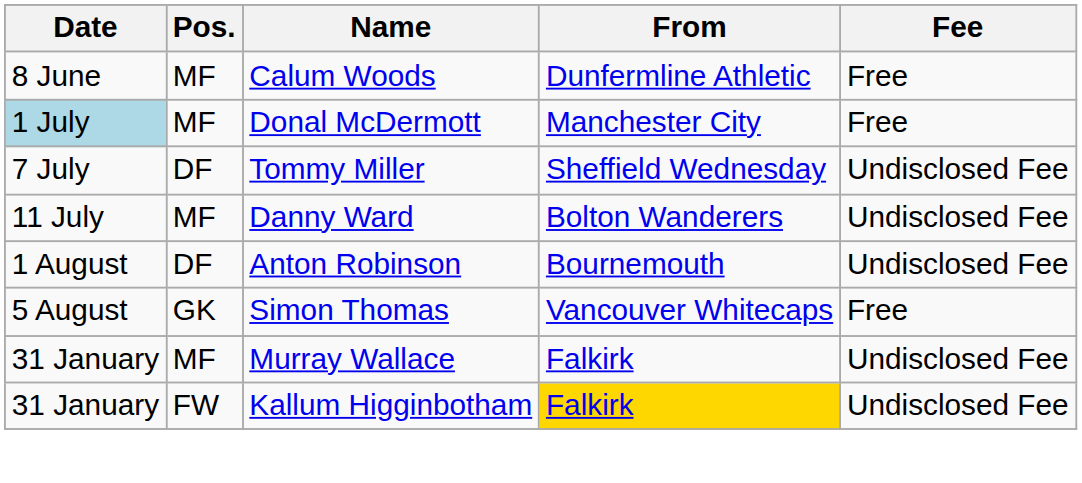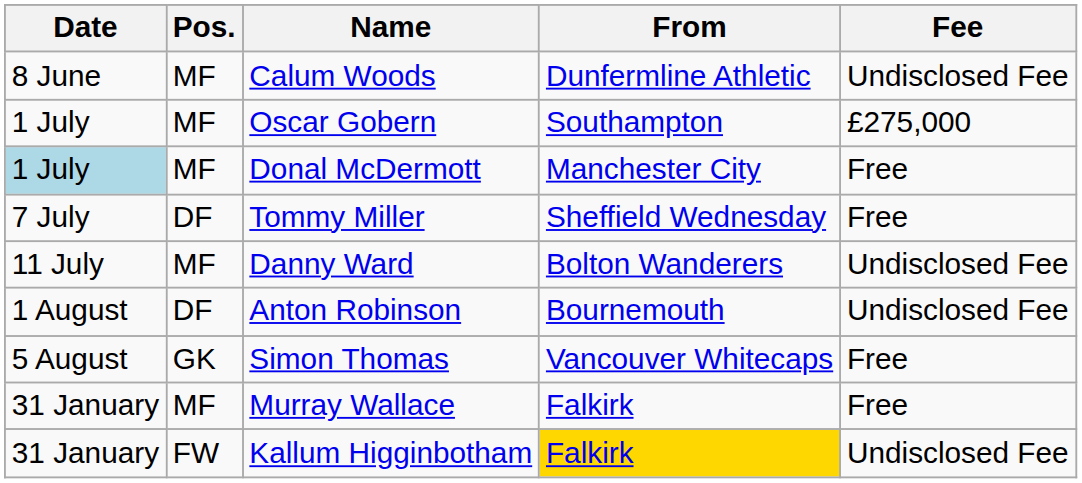(878, 75) Free -> (958, 75) Undisclosed Fee
+ row: (343, 122)
(958, 169) Undisclosed Fee -> (878, 216) Free
(958, 358) Undisclosed Fee -> (878, 405) Free
